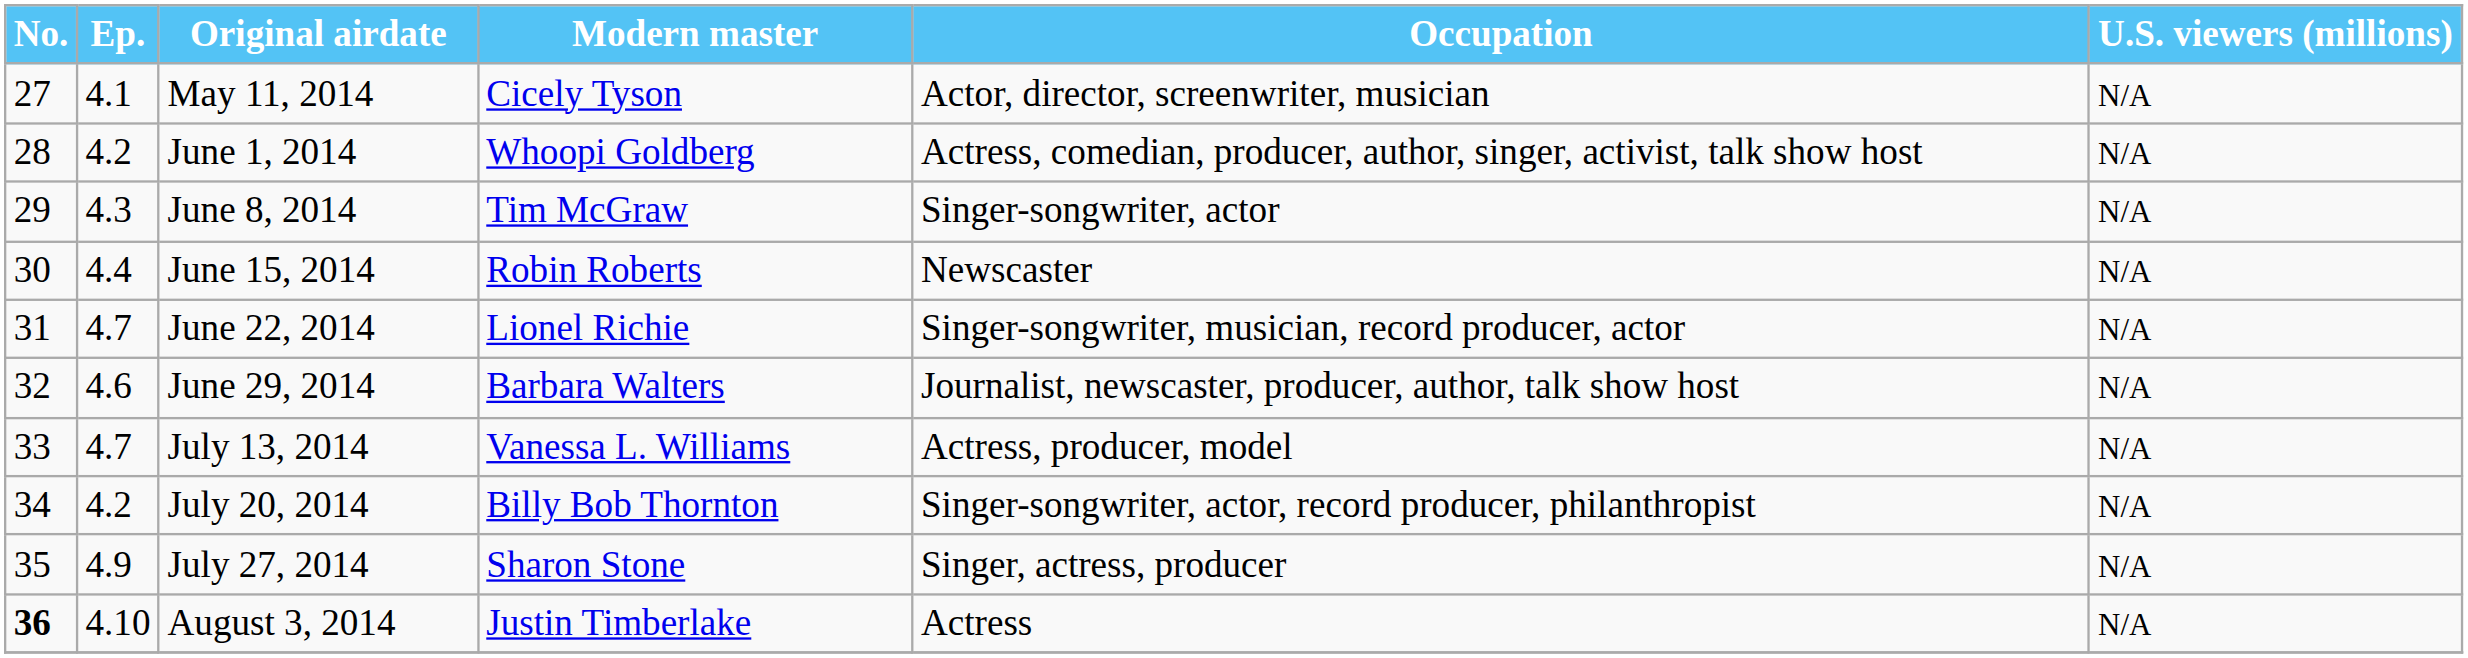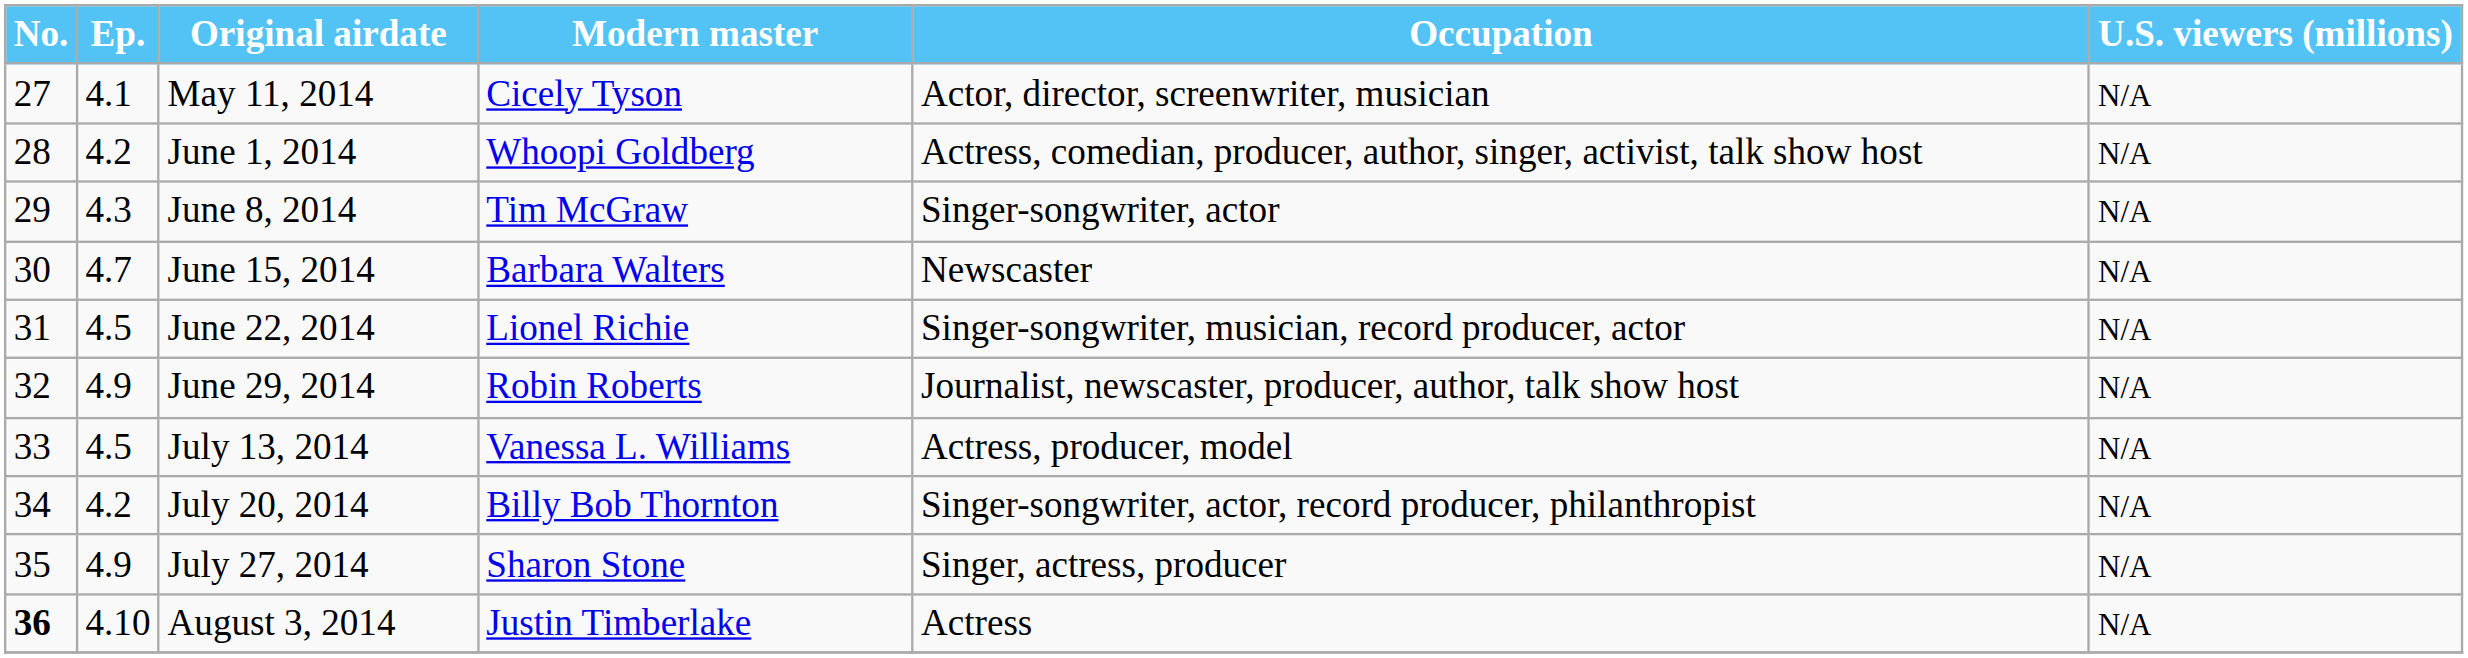(109, 269) 4.4 -> (109, 269) 4.7
(594, 269) Robin Roberts -> (606, 269) Barbara Walters
(109, 328) 4.7 -> (109, 328) 4.5
(109, 387) 4.6 -> (109, 387) 4.9
(606, 387) Barbara Walters -> (594, 387) Robin Roberts
(109, 446) 4.7 -> (109, 446) 4.5
